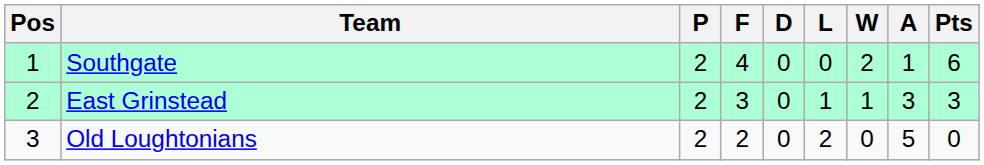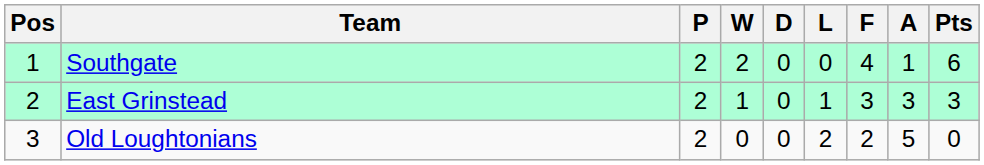columns swapped: (867, 23) <-> (742, 23)
